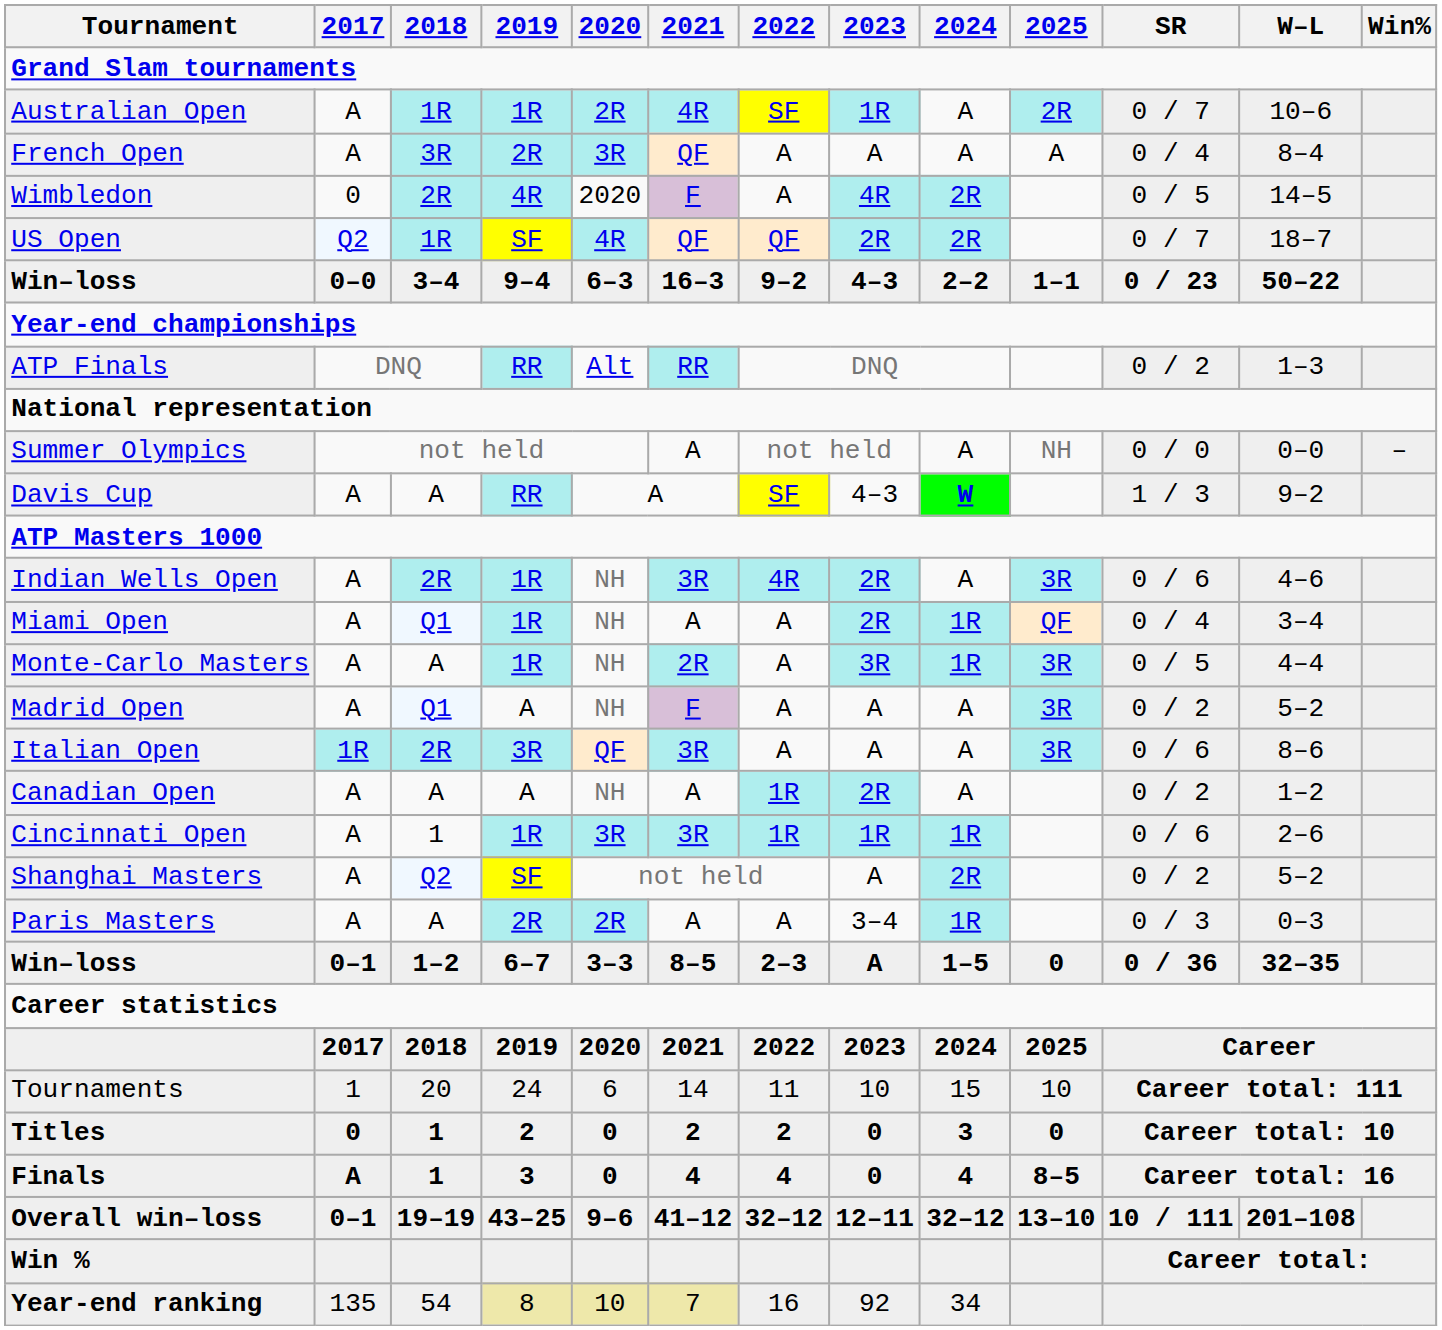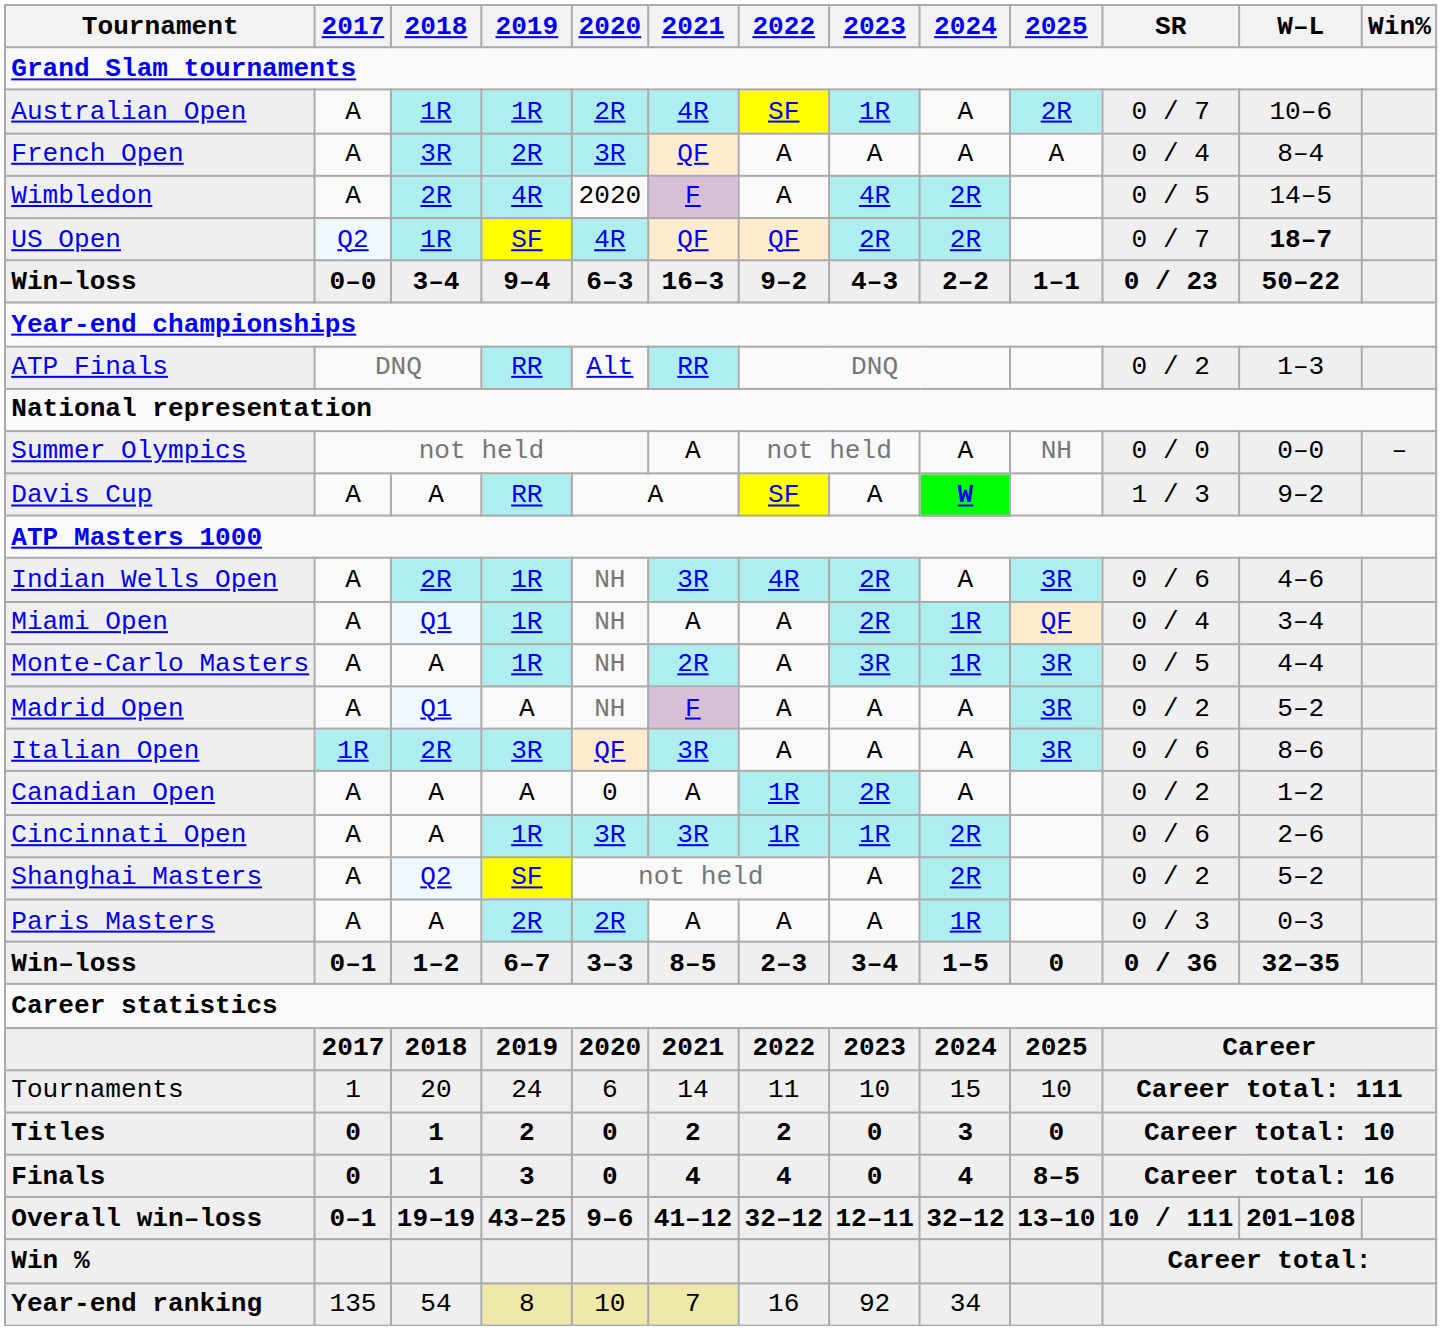(353, 197) 0 -> (353, 197) A
(1301, 239) normal -> (1301, 239) bold
(875, 495) 4–3 -> (875, 495) A
(610, 793) NH -> (610, 793) 0
(436, 835) 1 -> (436, 835) A
(965, 835) 1R -> (965, 835) 2R
(875, 921) 3–4 -> (875, 921) A
(875, 963) A -> (875, 963) 3–4
(353, 1176) A -> (353, 1176) 0
